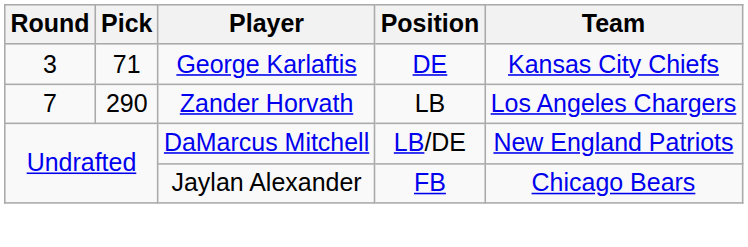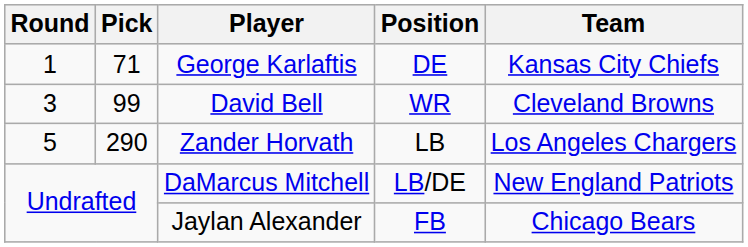(50, 63) 3 -> (50, 63) 1
+ row: (267, 103)
(50, 103) 7 -> (50, 143) 5
